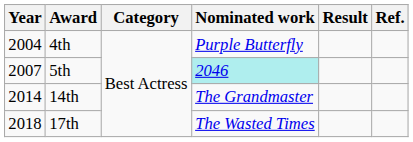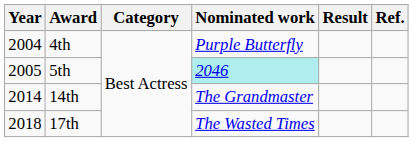(25, 70) 2007 -> (25, 70) 2005
